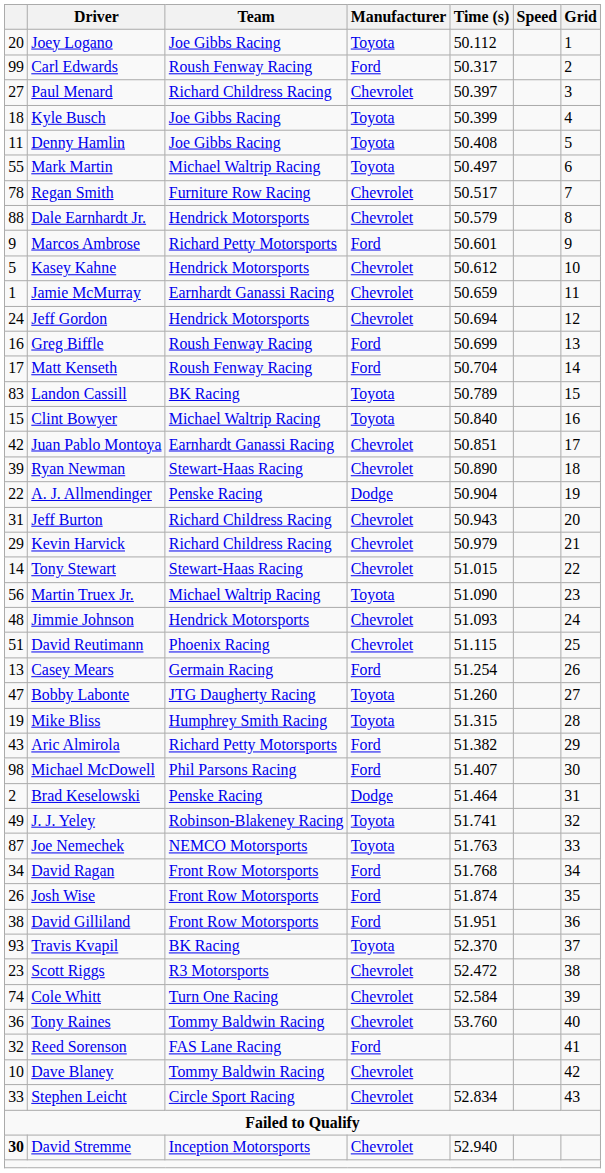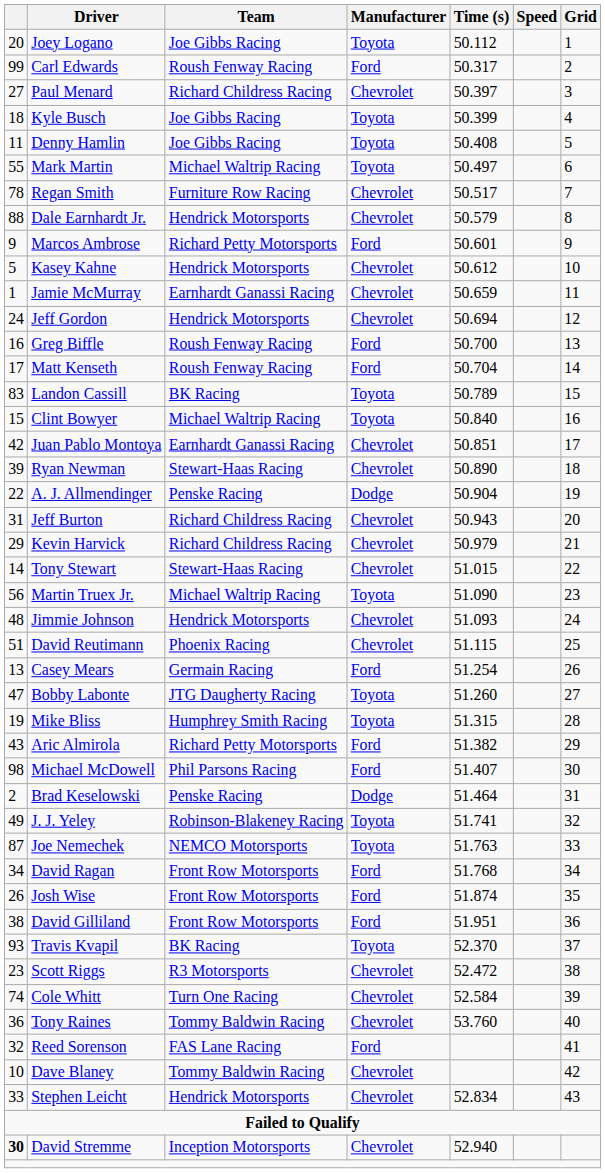(475, 343) 50.699 -> (475, 343) 50.700
(232, 1097) Circle Sport Racing -> (239, 1097) Hendrick Motorsports
